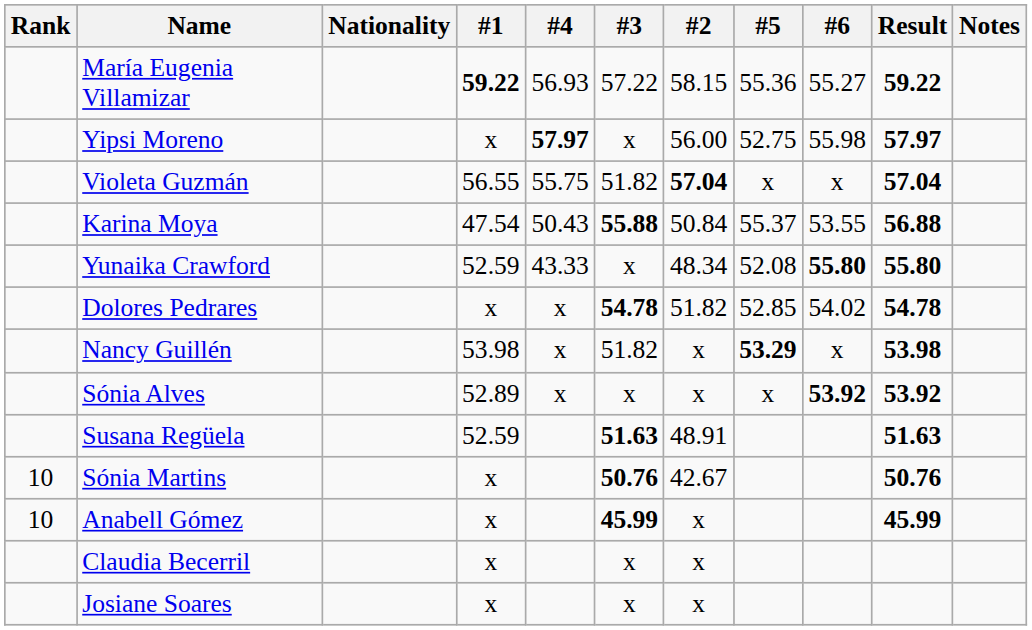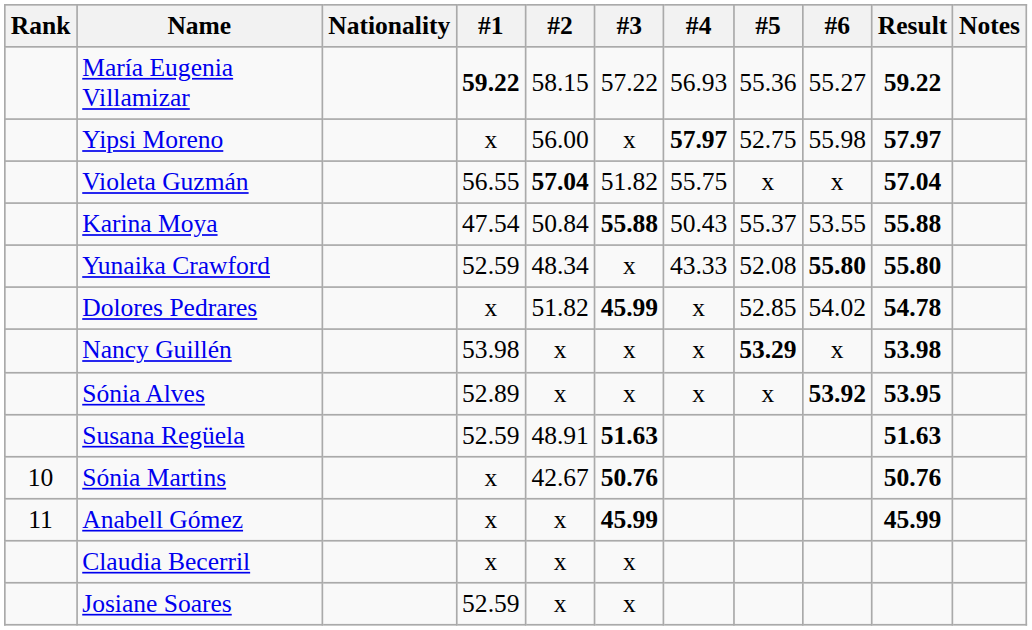columns swapped: (699, 25) <-> (560, 25)
(912, 224) 56.88 -> (912, 224) 55.88
(629, 308) 54.78 -> (629, 308) 45.99
(629, 350) 51.82 -> (629, 350) x
(912, 392) 53.92 -> (912, 392) 53.95
(41, 519) 10 -> (41, 519) 11
(491, 603) x -> (491, 603) 52.59
